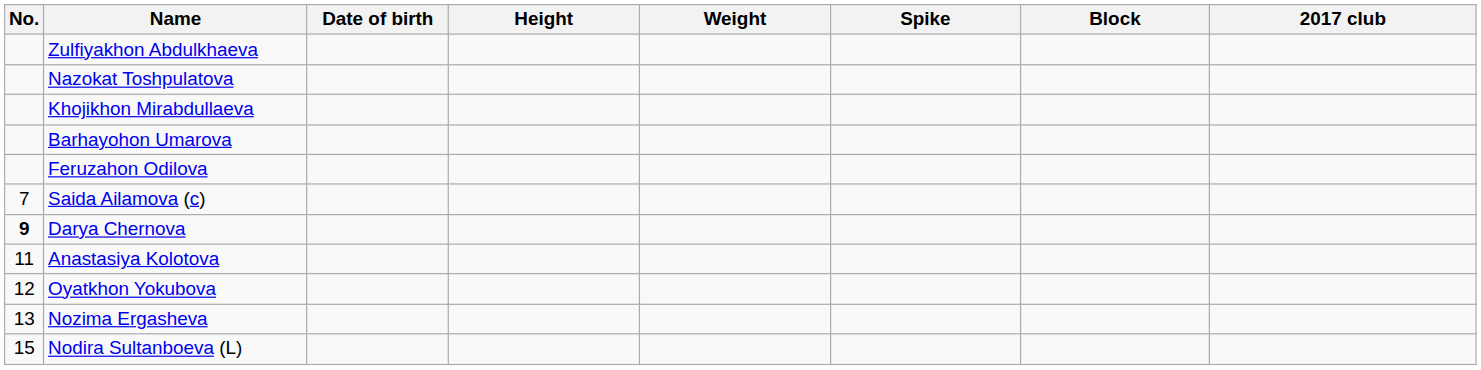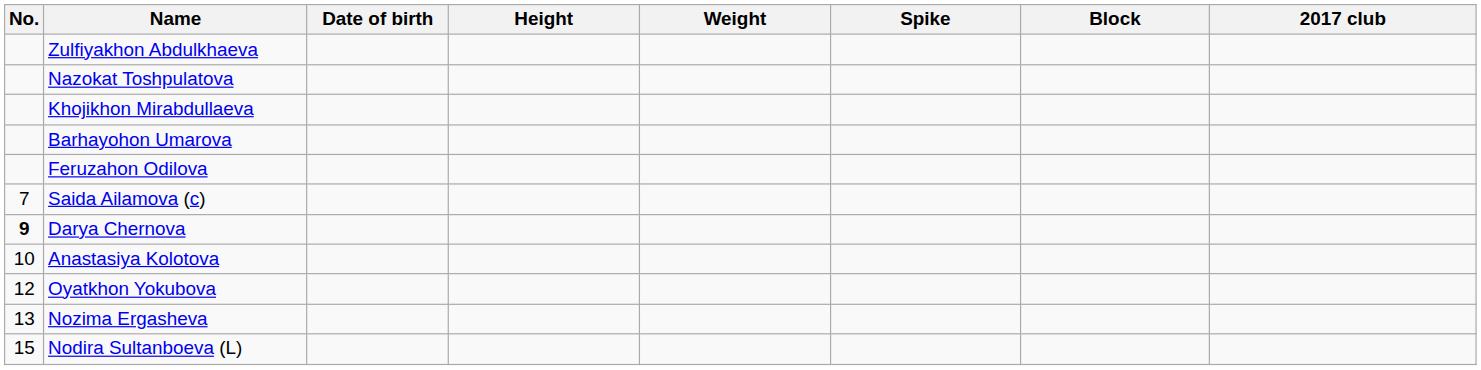(24, 259) 11 -> (24, 259) 10
